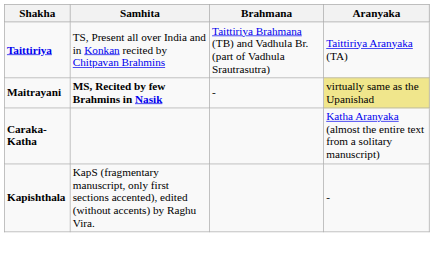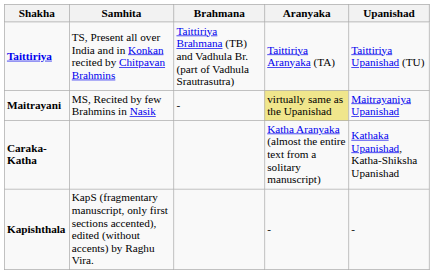+ column: (389, 13)
(119, 93) bold -> (117, 105) normal
